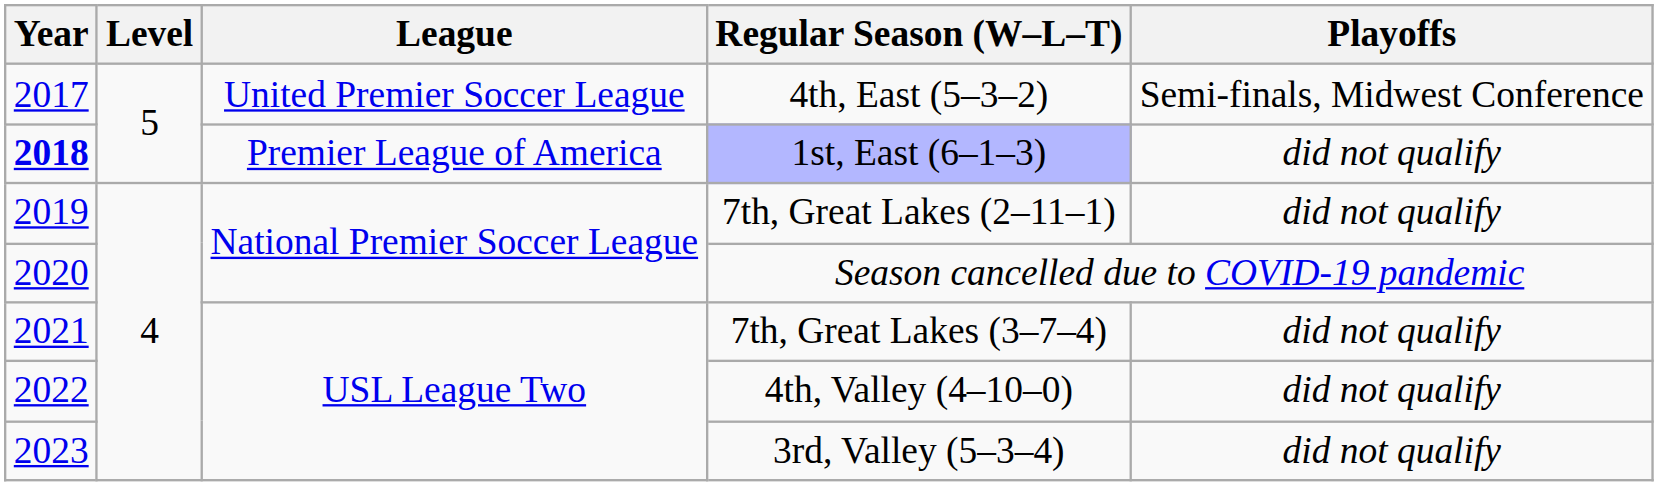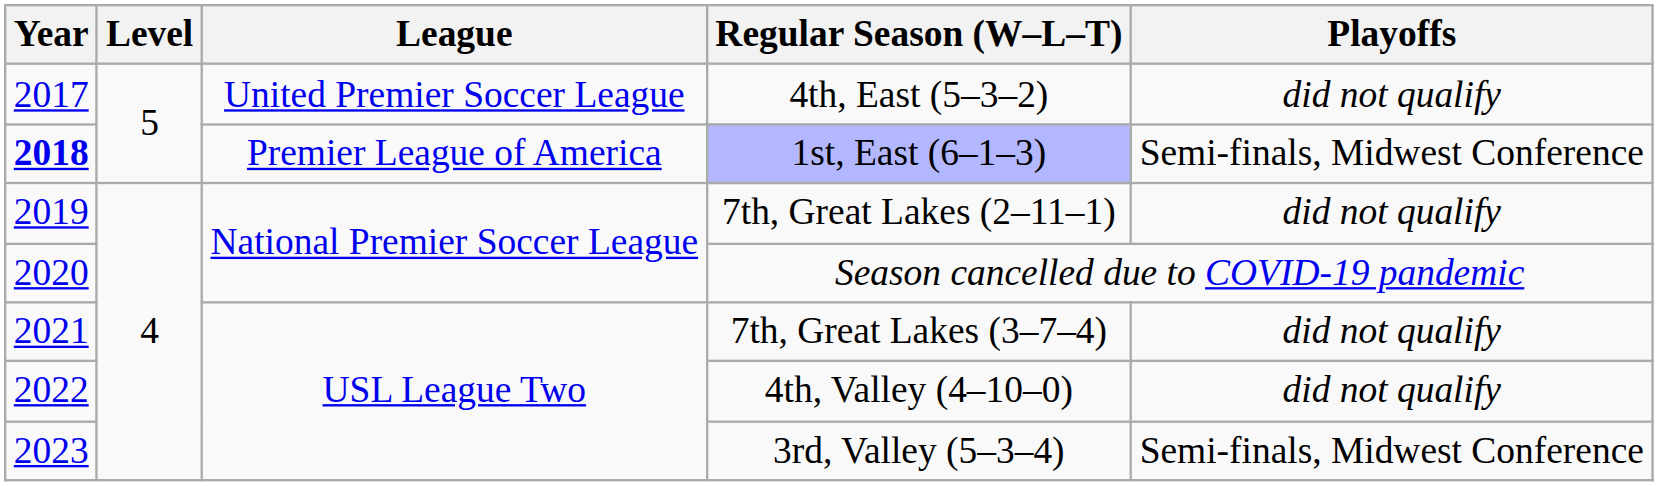(1392, 93) Semi-finals, Midwest Conference -> (1392, 93) did not qualify
(1392, 152) did not qualify -> (1392, 152) Semi-finals, Midwest Conference
(1392, 449) did not qualify -> (1392, 449) Semi-finals, Midwest Conference
